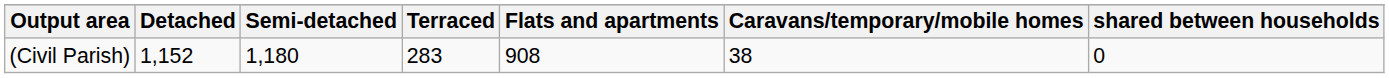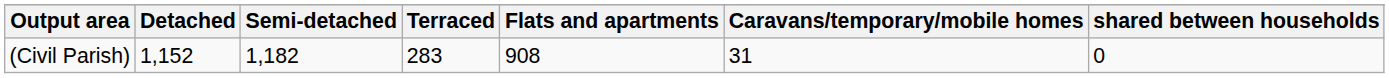(272, 55) 1,180 -> (272, 55) 1,182
(741, 55) 38 -> (741, 55) 31
